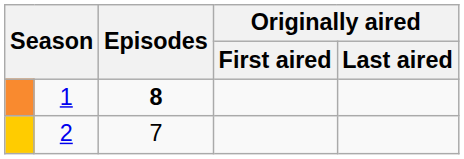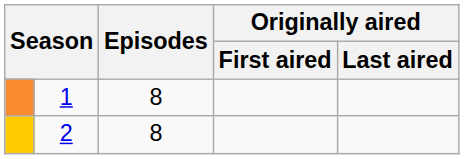(156, 97) bold -> (156, 97) normal
(156, 134) 7 -> (156, 134) 8
